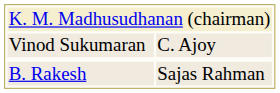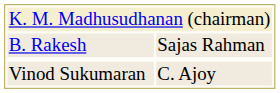rows swapped: (48, 73) <-> (77, 45)
